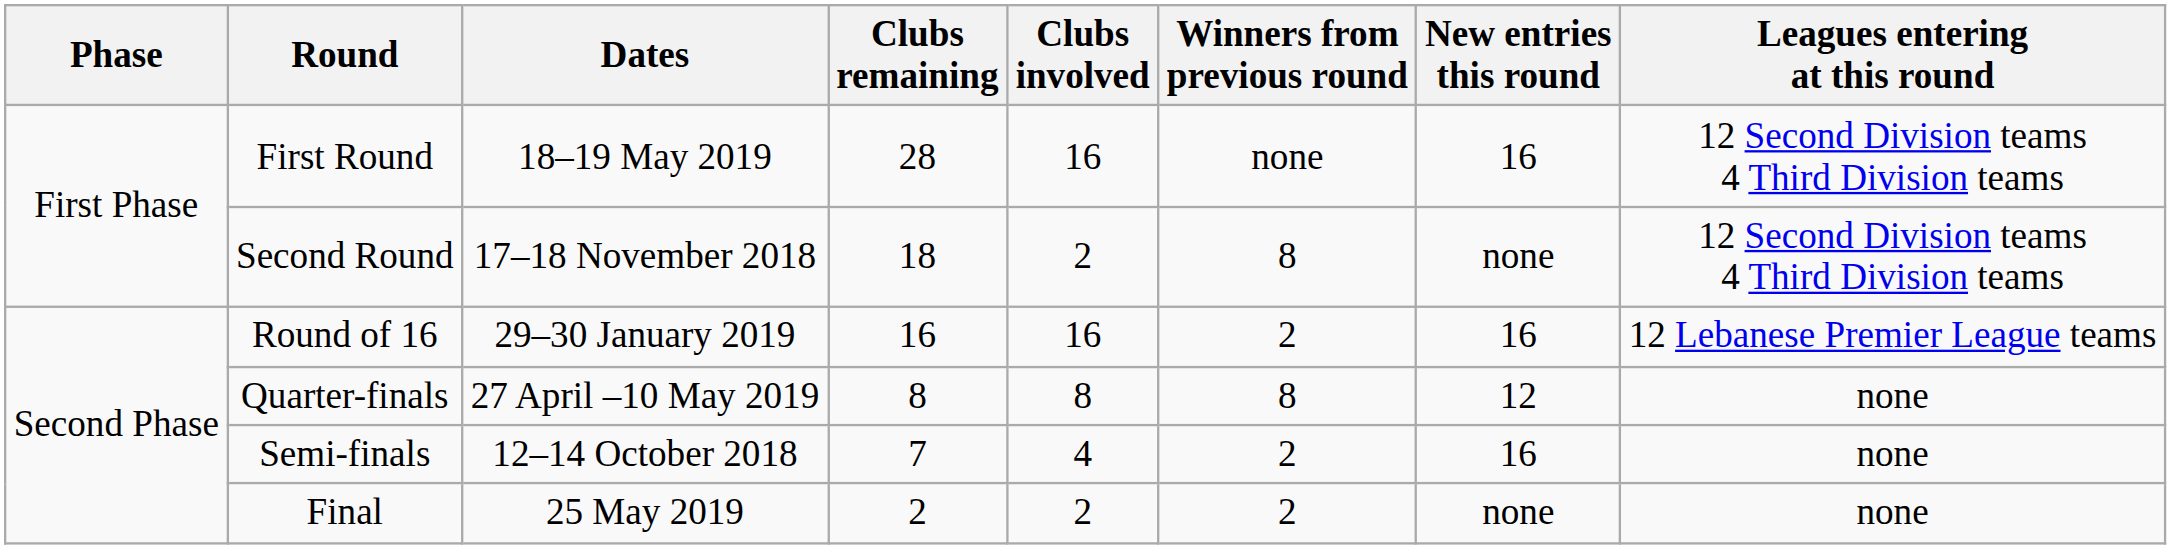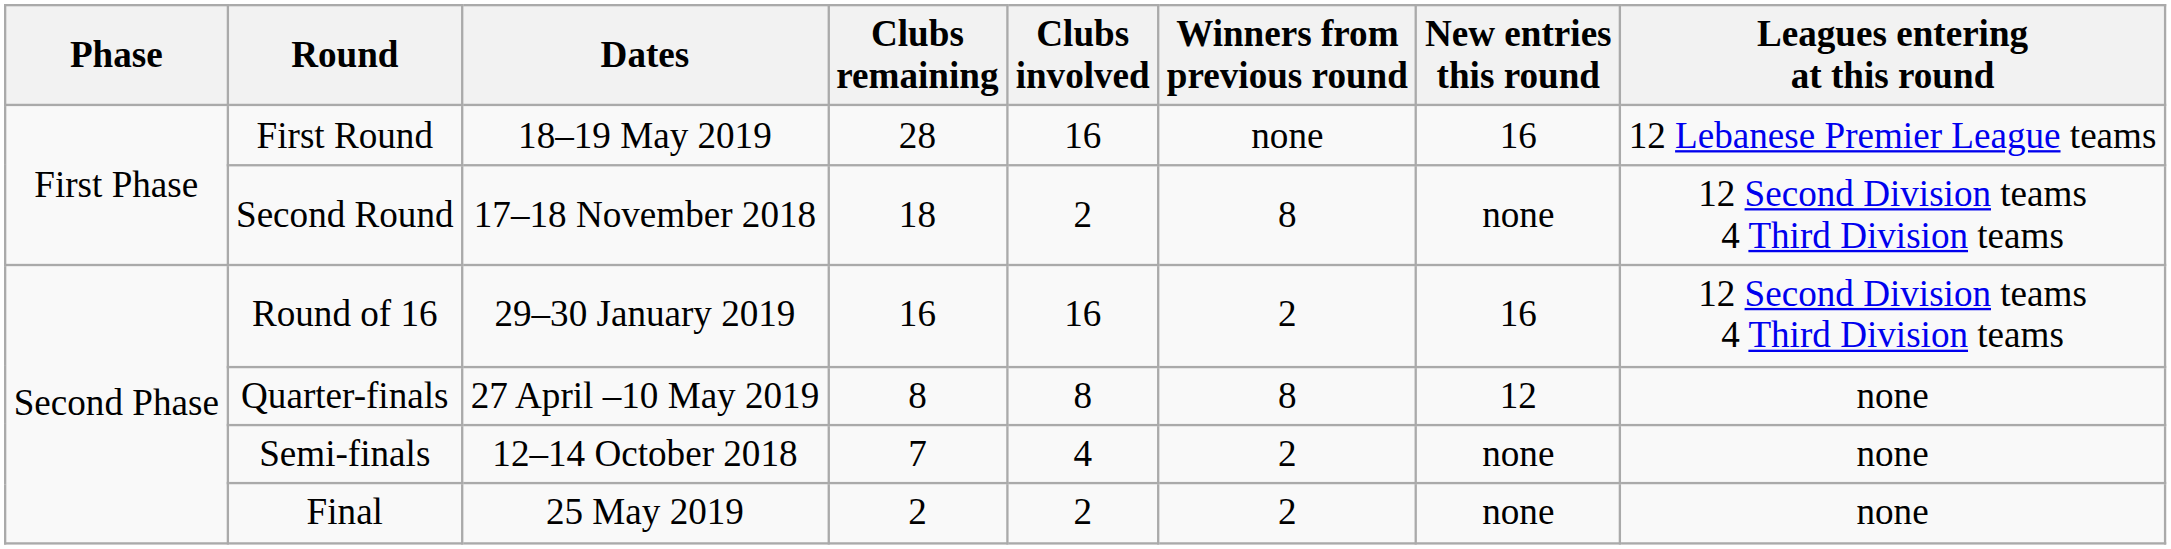(1893, 155) 12 Second Division teams 4 Third Division teams -> (1893, 134) 12 Lebanese Premier League teams
(1893, 335) 12 Lebanese Premier League teams -> (1893, 314) 12 Second Division teams 4 Third Division teams
(1518, 453) 16 -> (1518, 453) none
